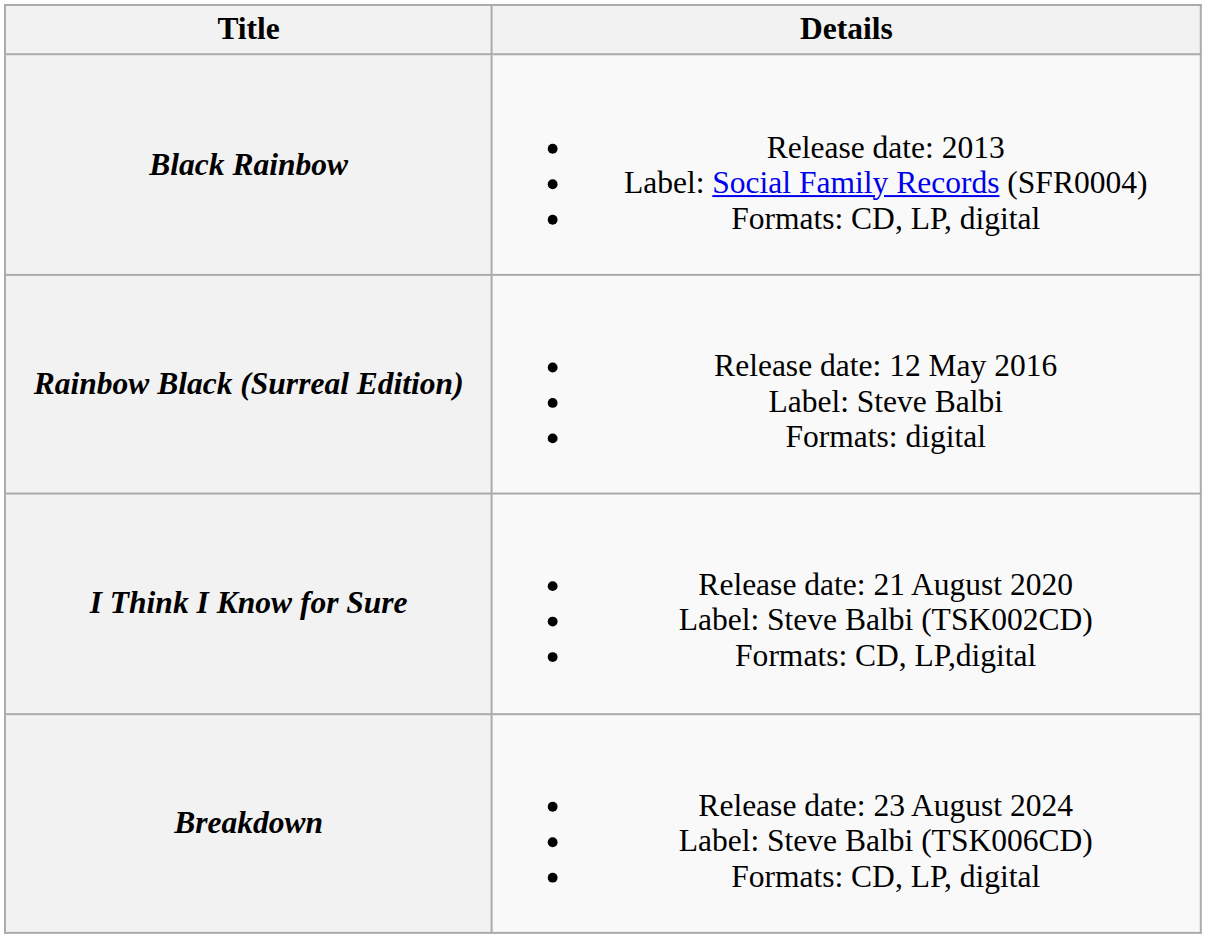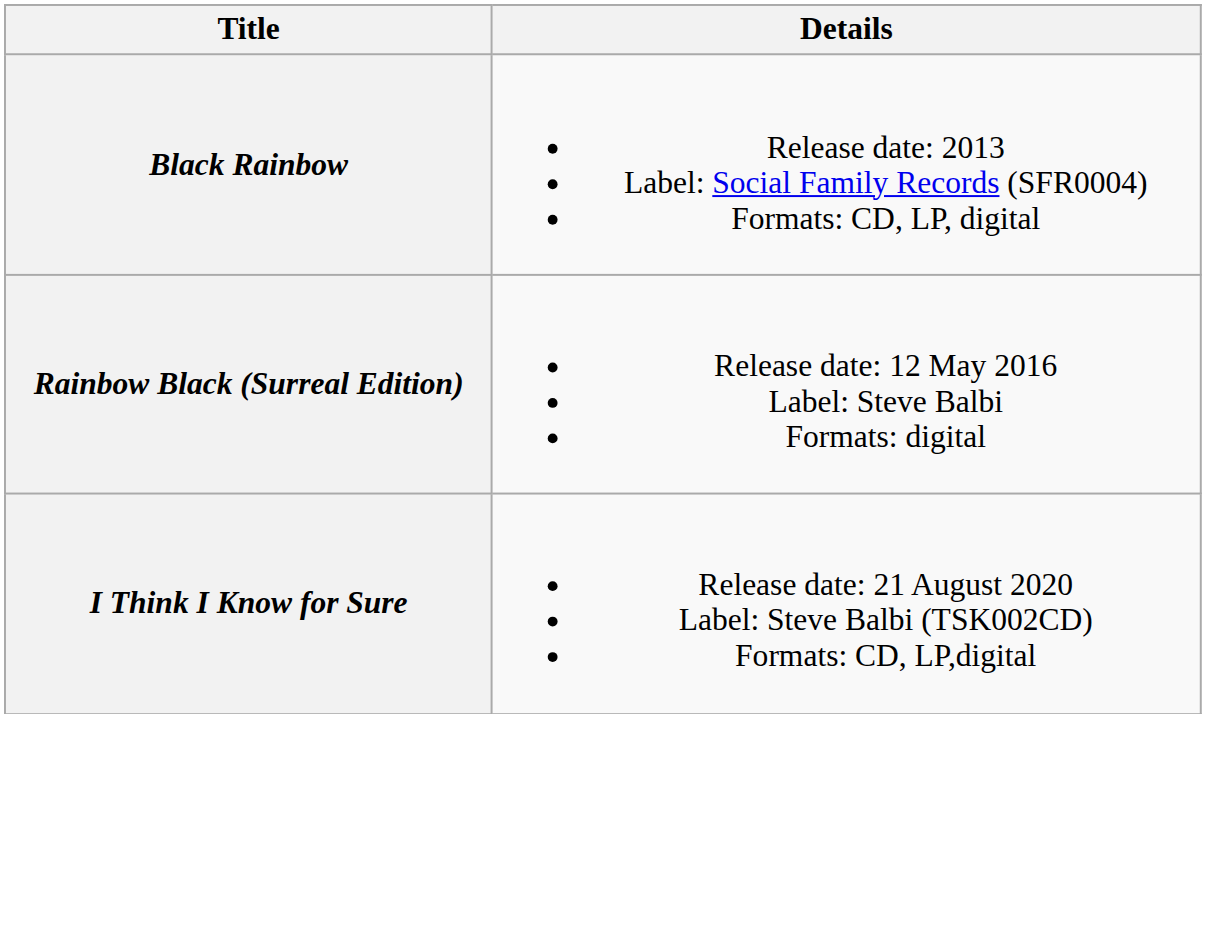- row: (249, 822)
